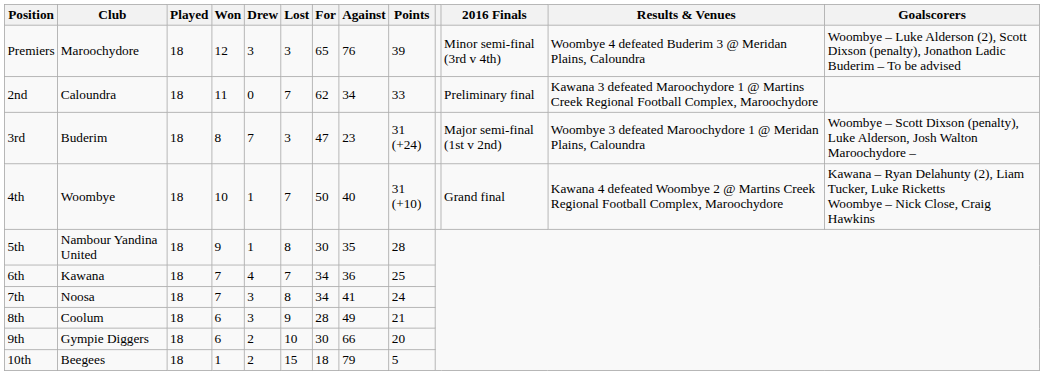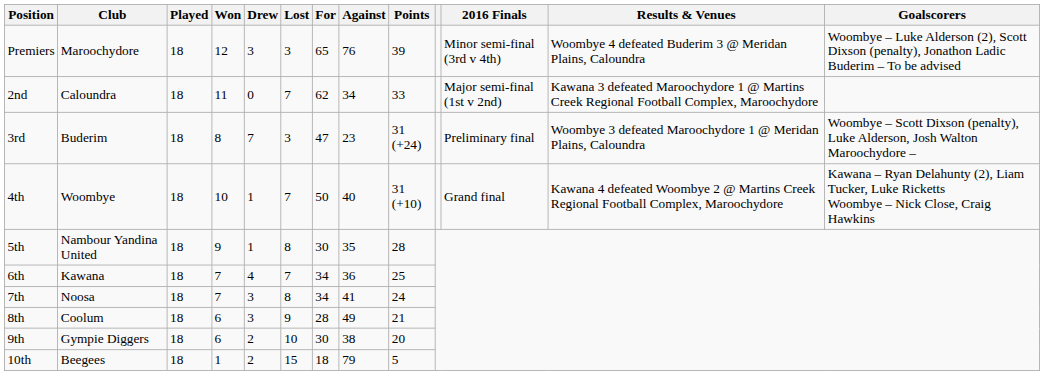(489, 94) Preliminary final -> (489, 94) Major semi-final (1st v 2nd)
(489, 137) Major semi-final (1st v 2nd) -> (489, 137) Preliminary final
(349, 339) 66 -> (349, 339) 38
